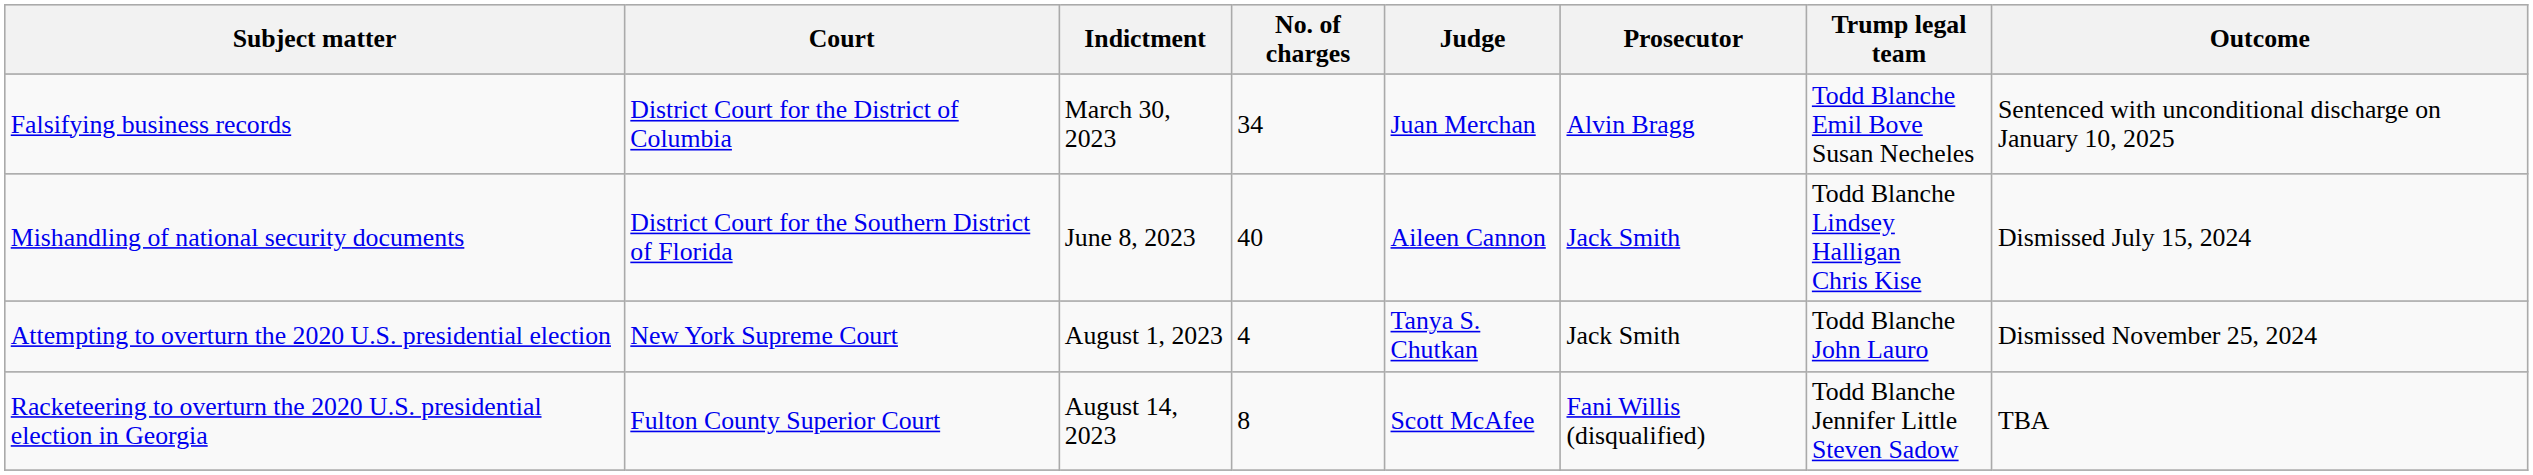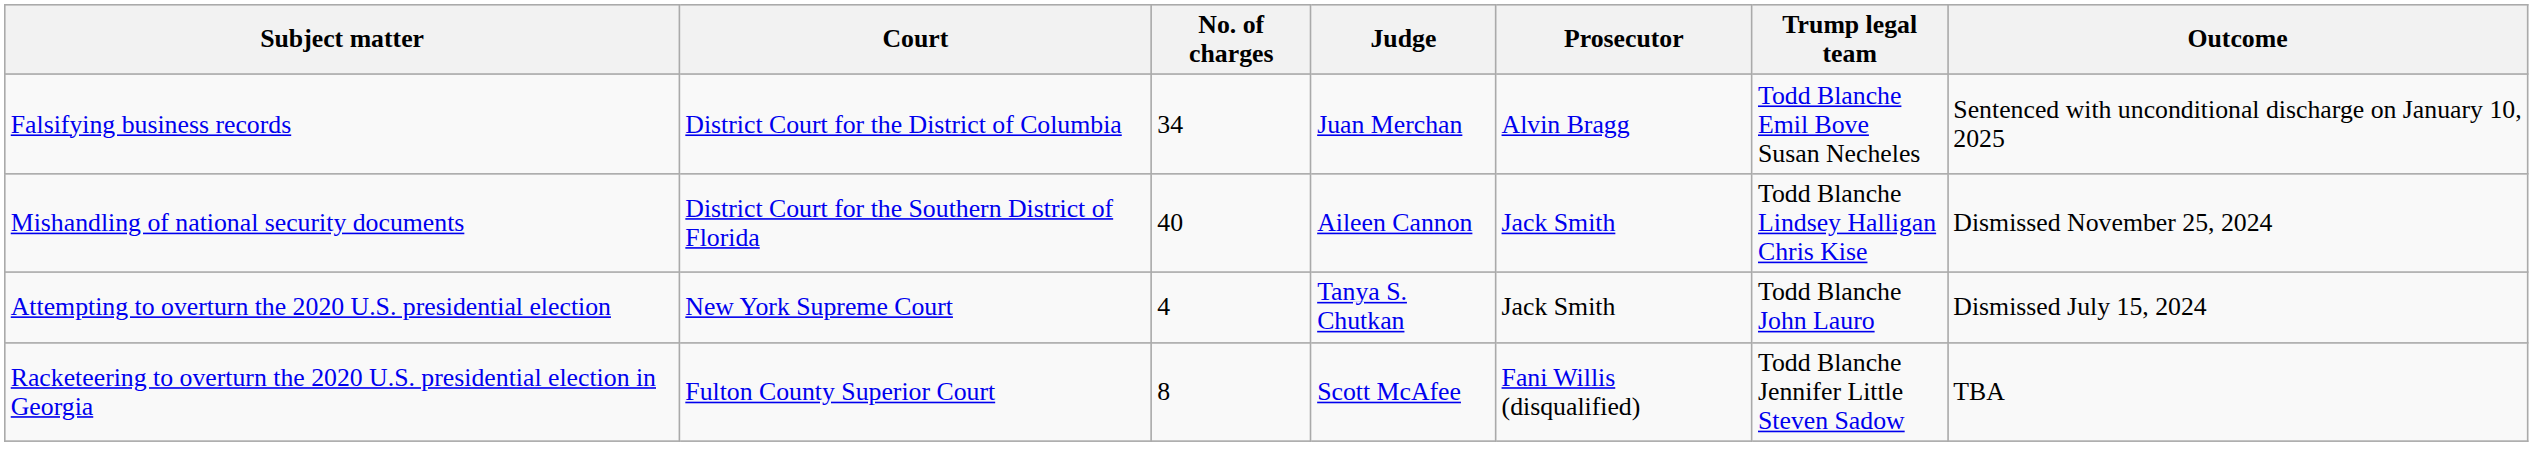- column: (1145, 39)
(2125, 237) Dismissed July 15, 2024 -> (2113, 222) Dismissed November 25, 2024
(2157, 335) Dismissed November 25, 2024 -> (2080, 306) Dismissed July 15, 2024
